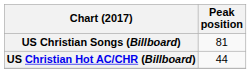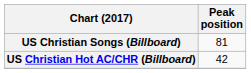(222, 59) 44 -> (222, 59) 42
